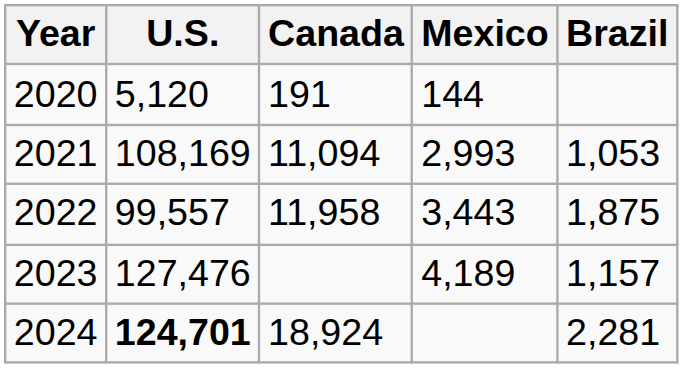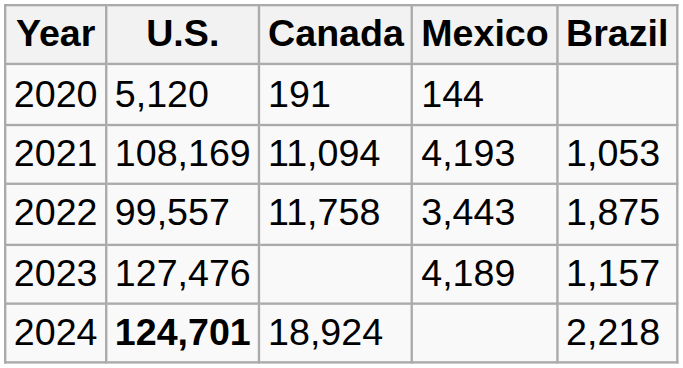(468, 153) 2,993 -> (468, 153) 4,193
(324, 213) 11,958 -> (324, 213) 11,758
(613, 332) 2,281 -> (613, 332) 2,218
